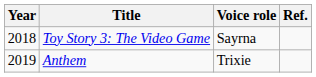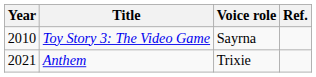(22, 38) 2018 -> (22, 38) 2010
(22, 60) 2019 -> (22, 60) 2021
